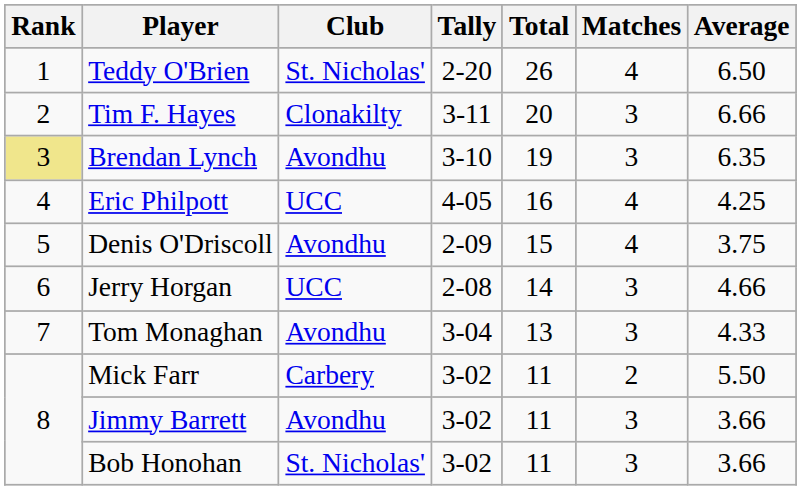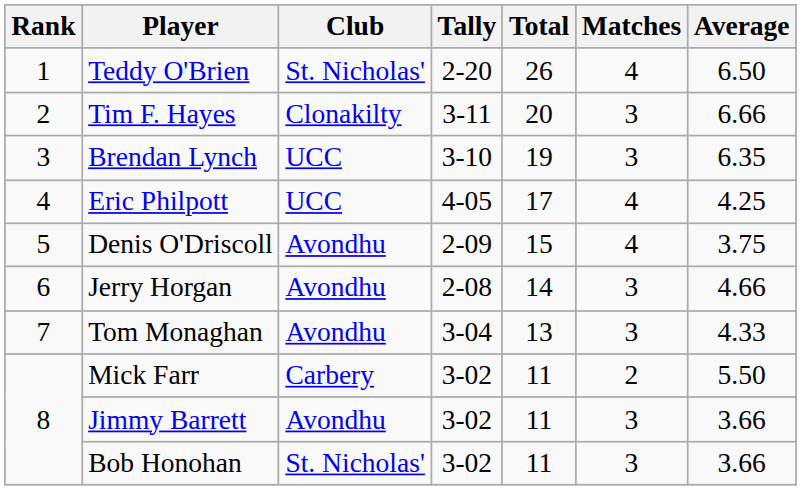(43, 157) khaki background -> (43, 157) no background
(336, 157) Avondhu -> (314, 157) UCC
(539, 200) 16 -> (539, 200) 17
(314, 288) UCC -> (336, 288) Avondhu
